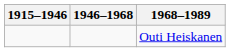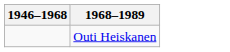- column: (37, 15)
